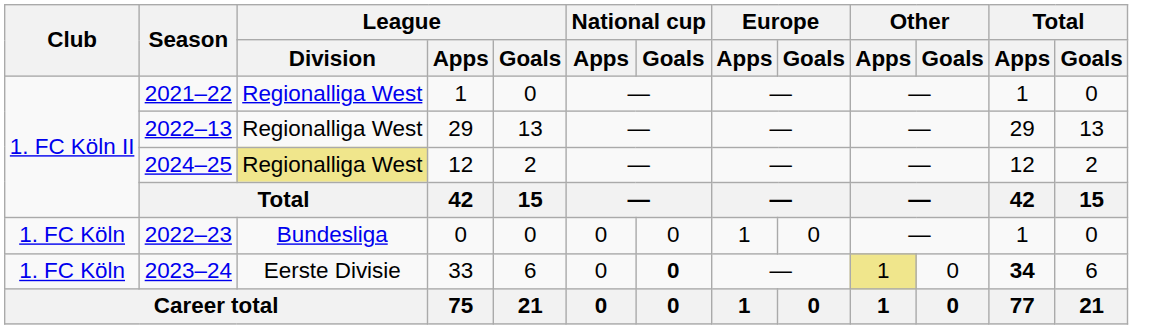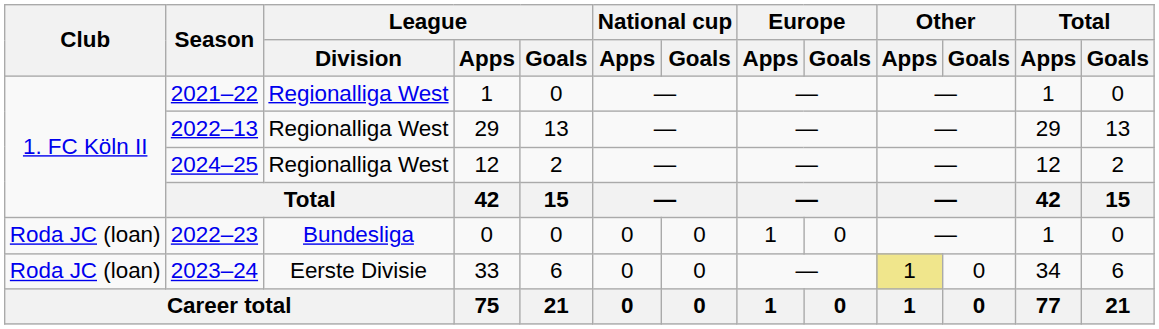(332, 164) khaki background -> (358, 164) no background
(72, 235) 1. FC Köln -> (85, 235) Roda JC (loan)
(72, 270) 1. FC Köln -> (85, 270) Roda JC (loan)
(673, 270) bold -> (700, 270) normal
(1022, 270) bold -> (1048, 270) normal
